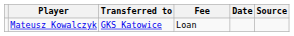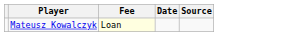- column: (136, 11)
(186, 25) no background -> (111, 25) lightyellow background
